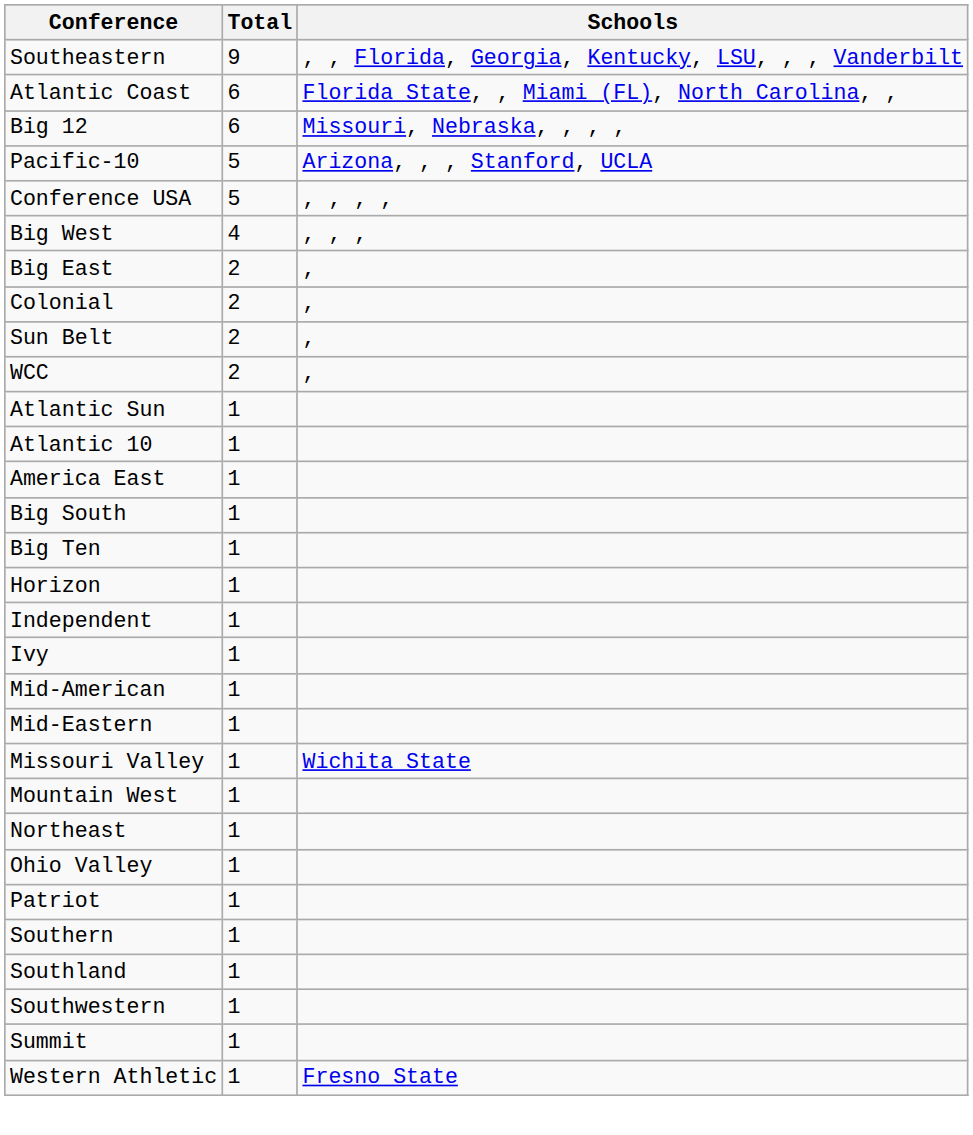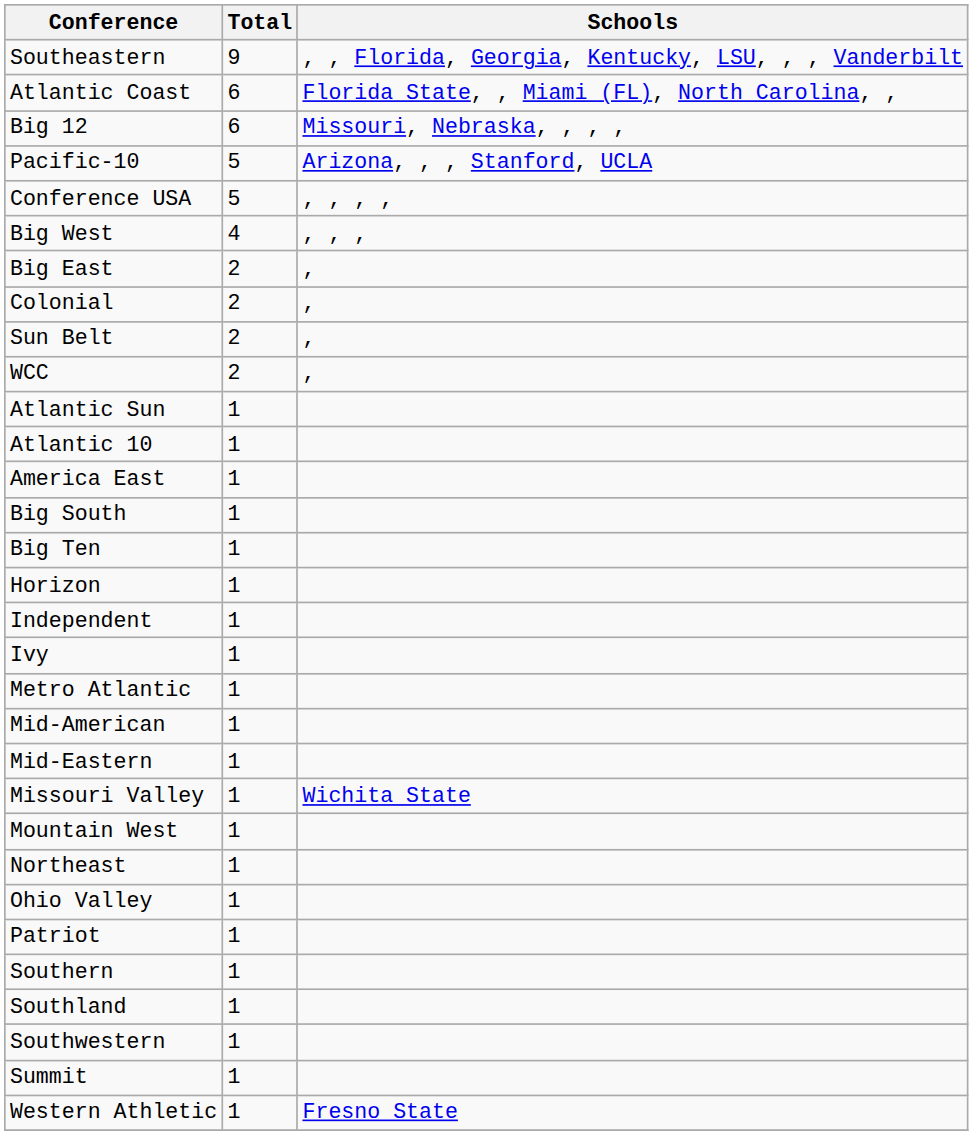+ row: (101, 691)
